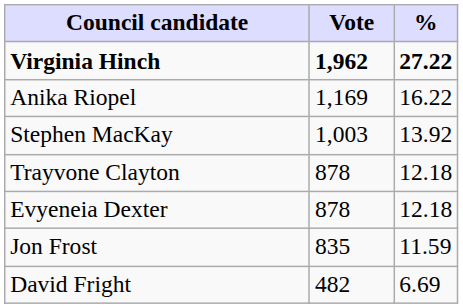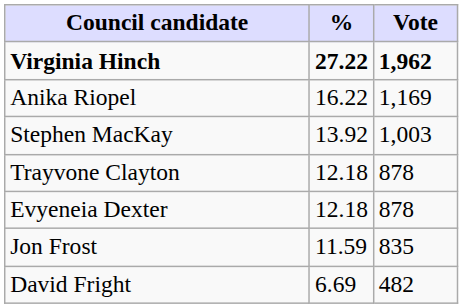columns swapped: (352, 23) <-> (426, 23)
